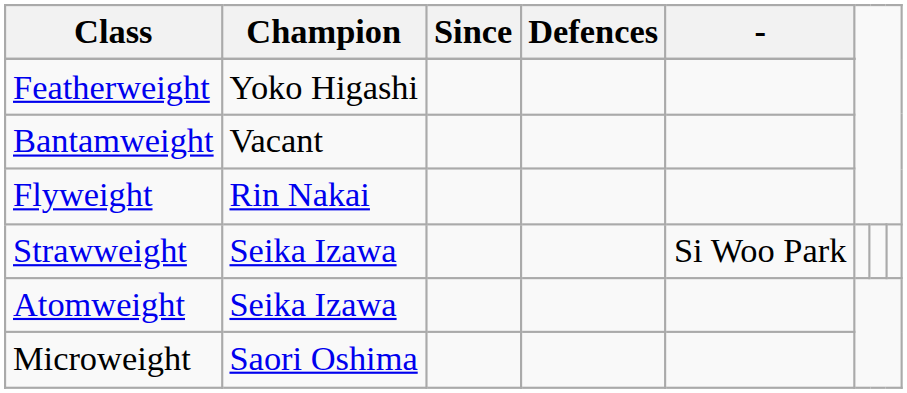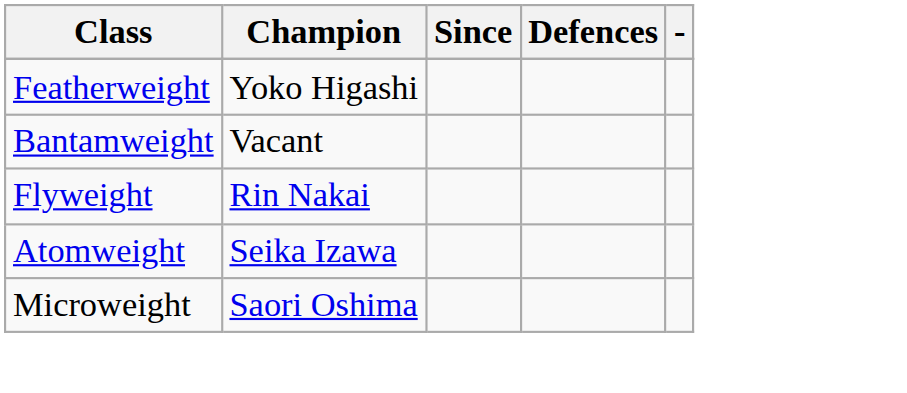- row: (100, 250)
